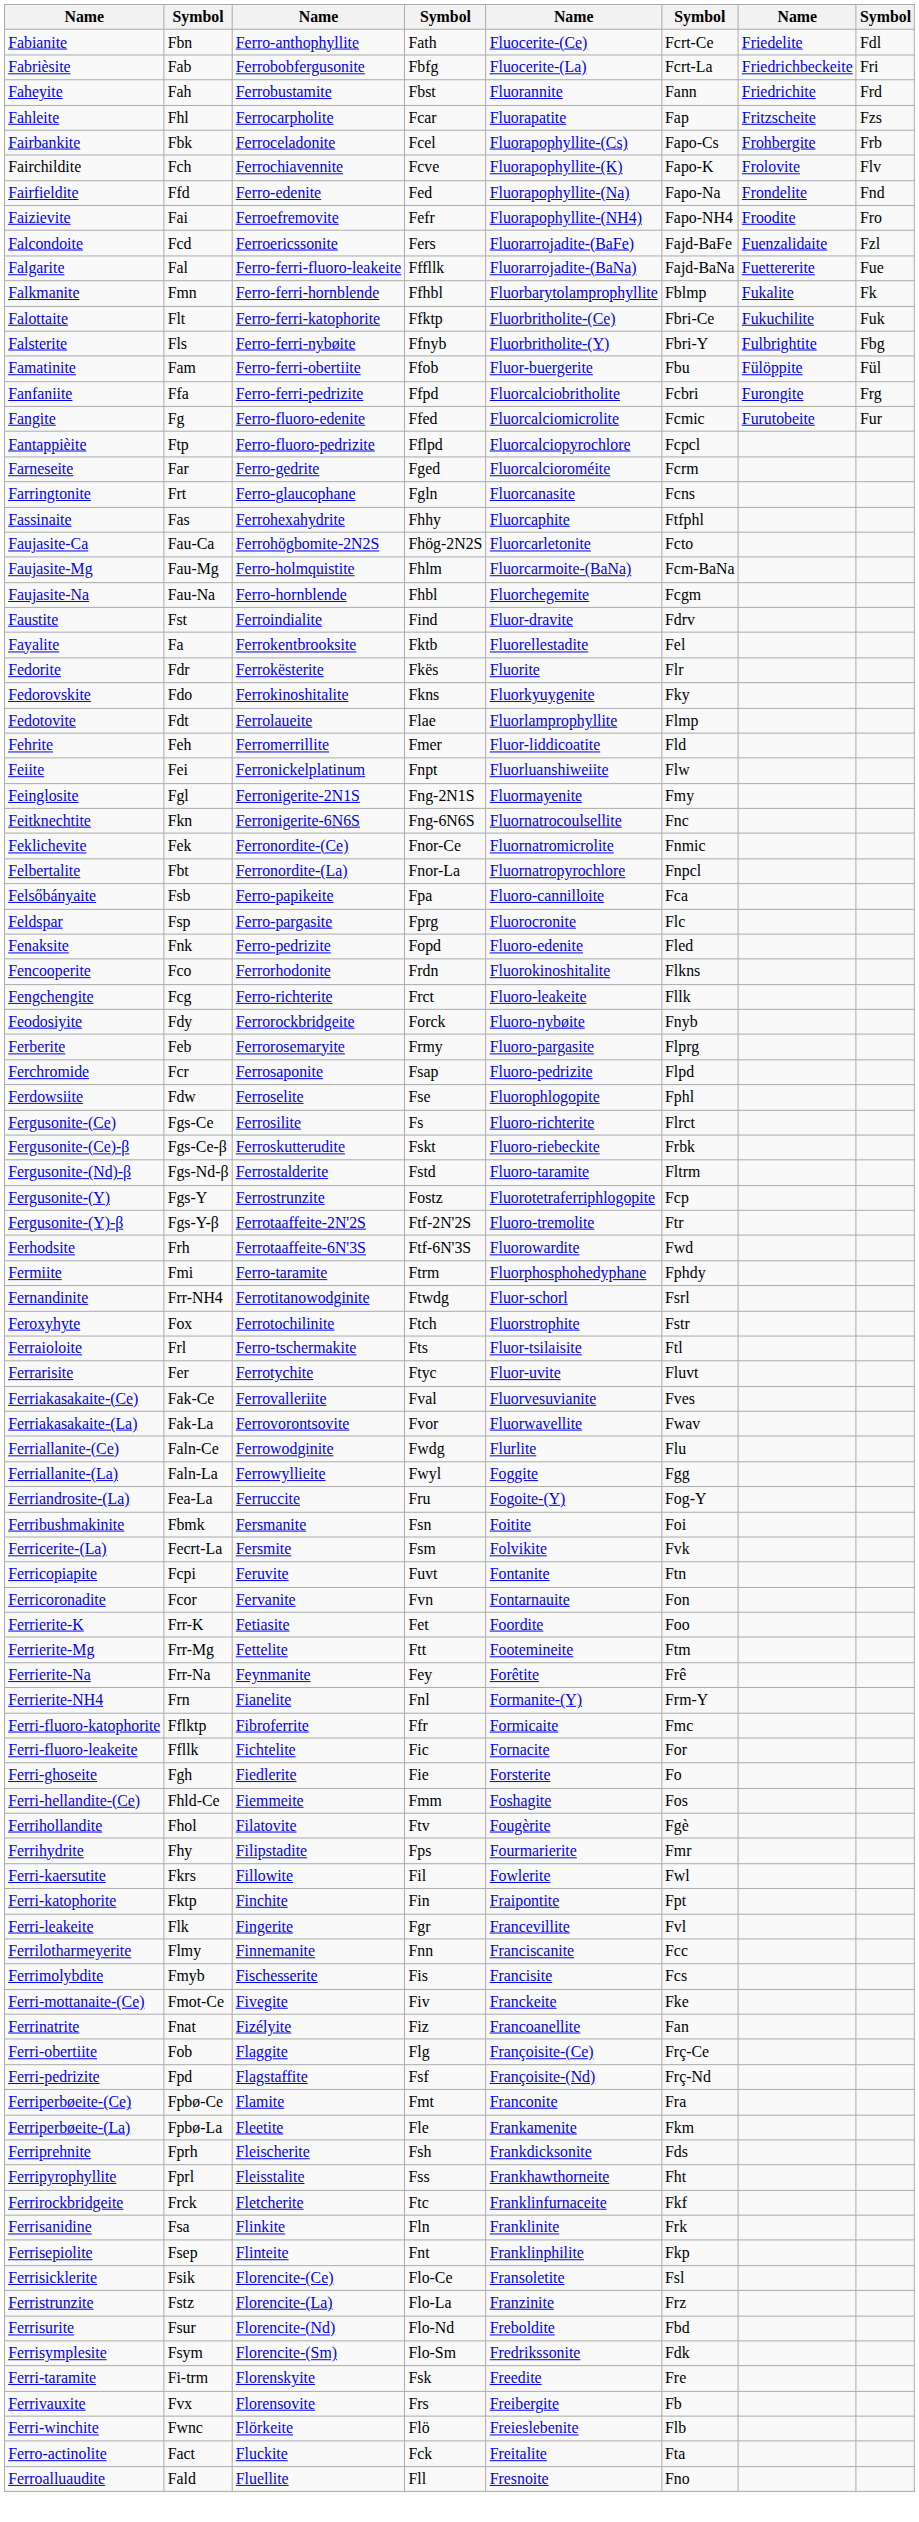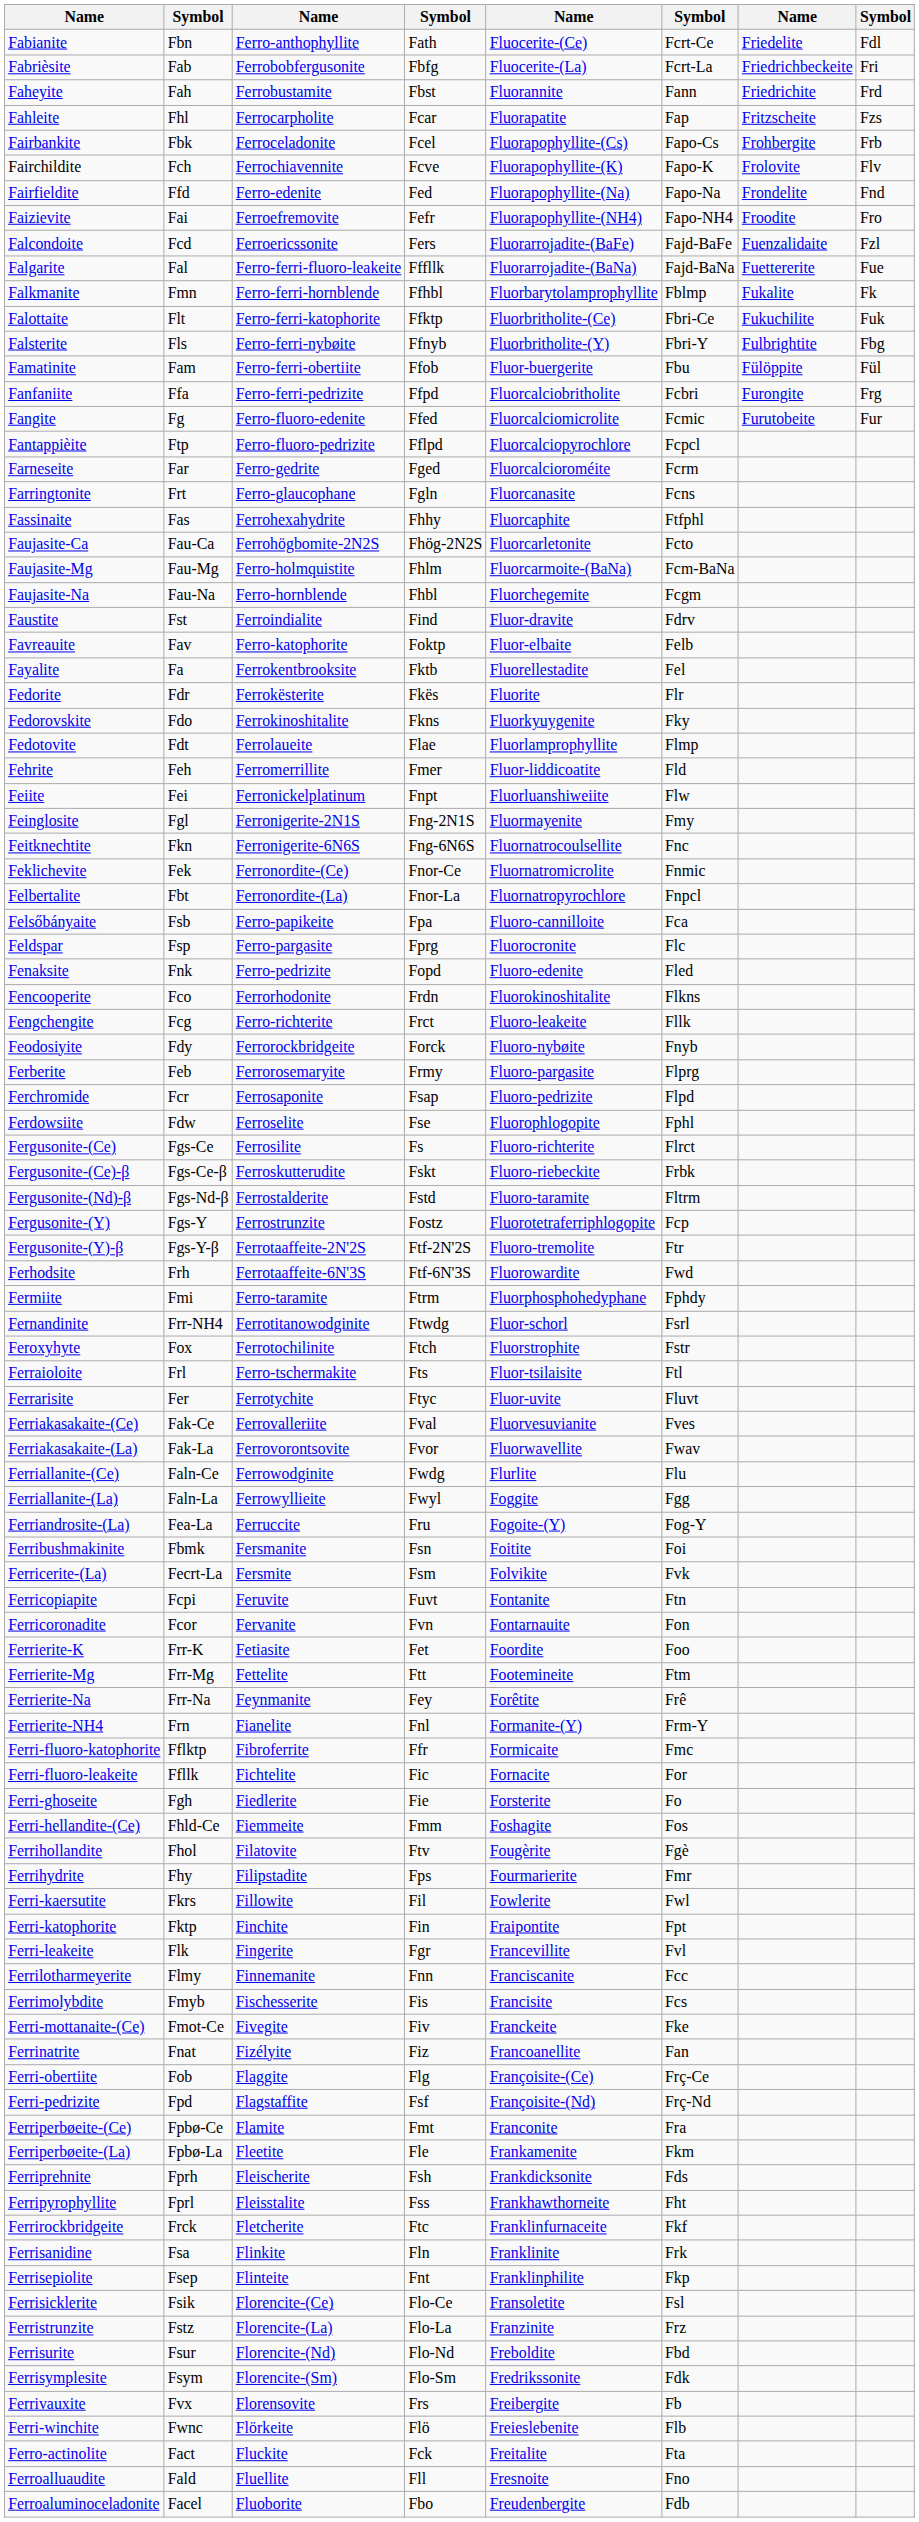+ row: (42, 645)
- row: (52, 2378)
+ row: (84, 2504)
